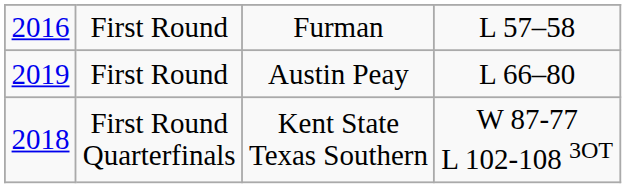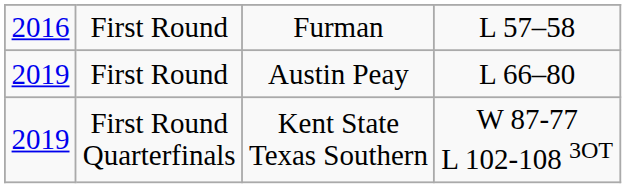(41, 139) 2018 -> (41, 139) 2019
